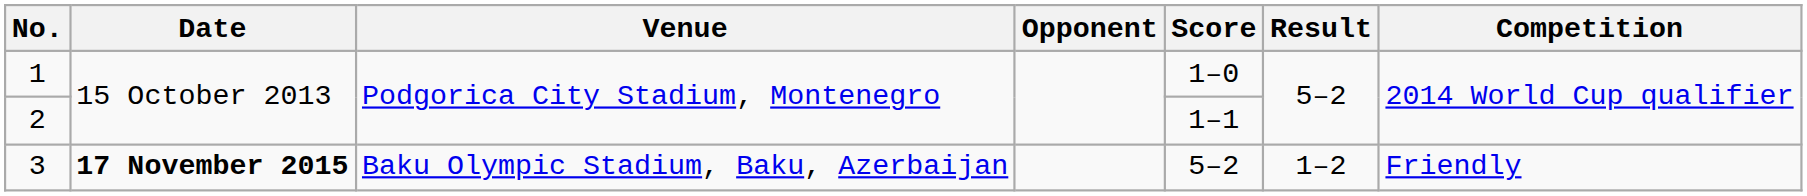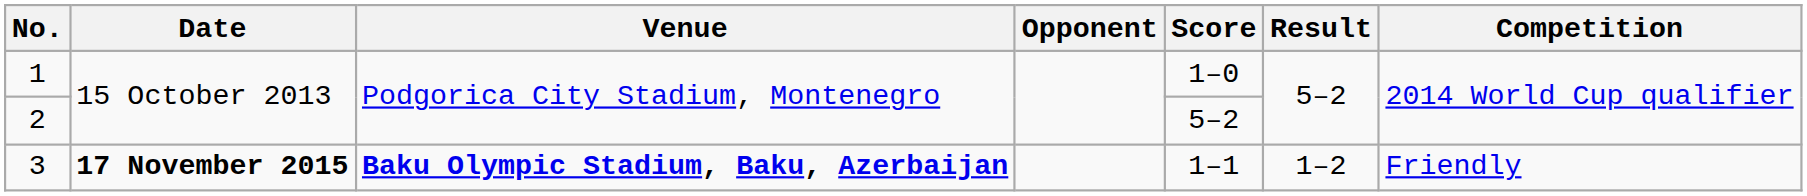(1214, 121) 1–1 -> (1214, 121) 5–2
(685, 167) normal -> (685, 167) bold
(1214, 167) 5–2 -> (1214, 167) 1–1
